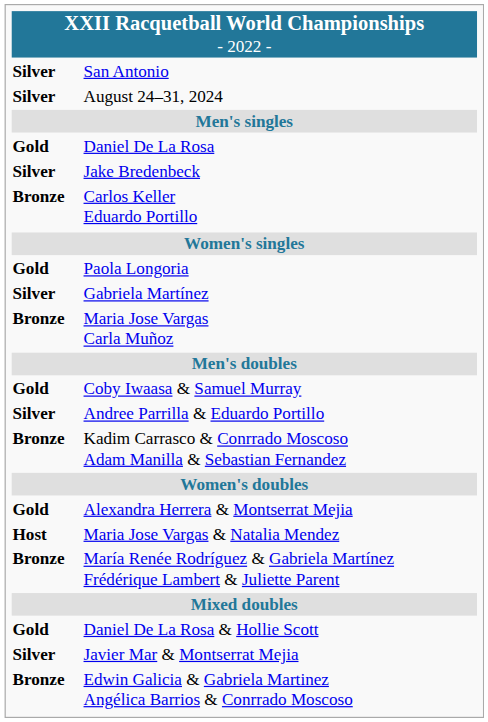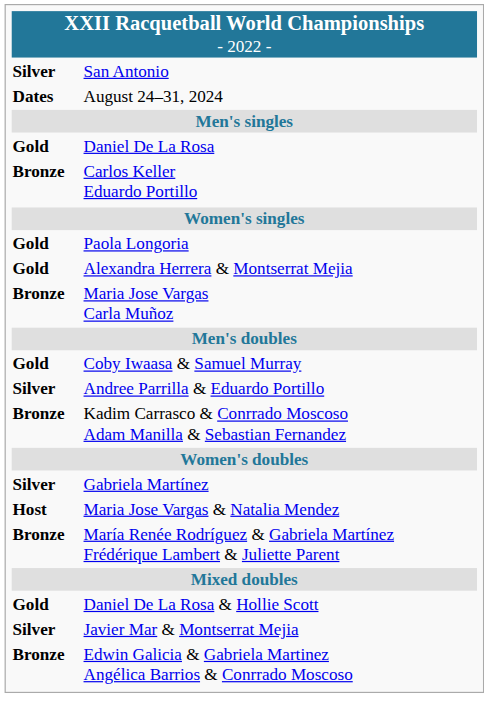(34, 95) Silver -> (33, 95) Dates
- row: (142, 170)
rows swapped: (146, 293) <-> (218, 508)
